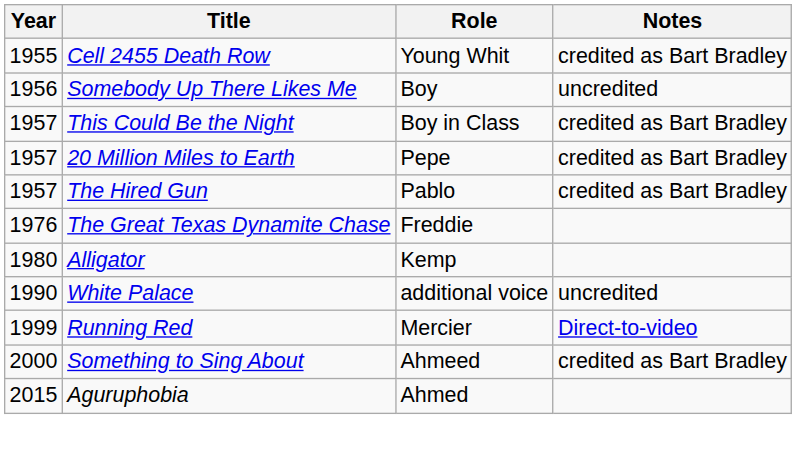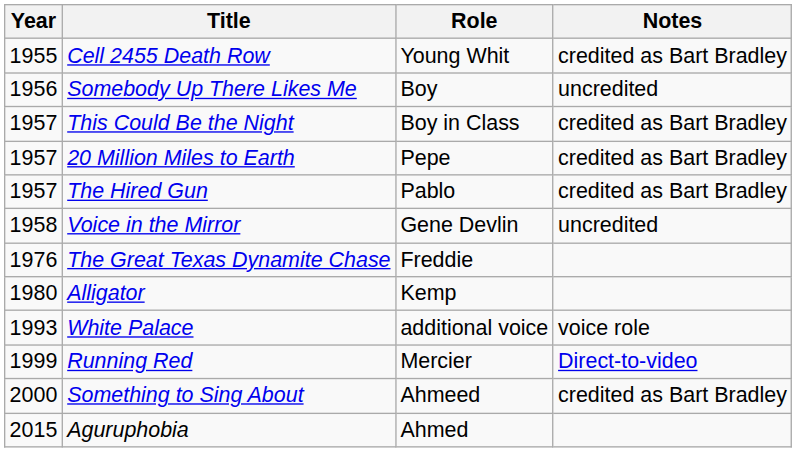+ row: (154, 225)
(33, 293) 1990 -> (33, 327) 1993
(608, 293) uncredited -> (604, 327) voice role
